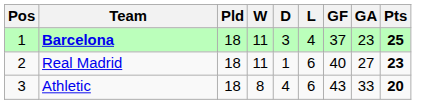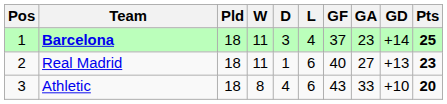+ column: (397, 16)
